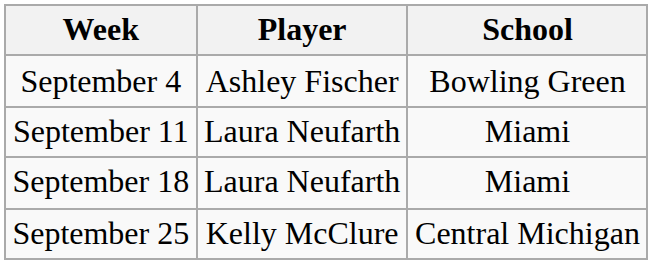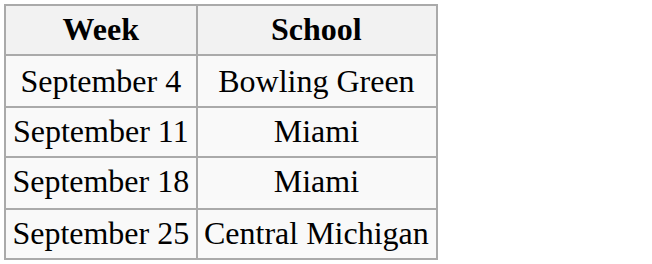- column: (302, 29)
